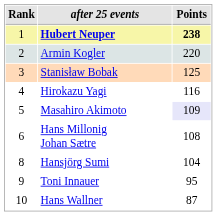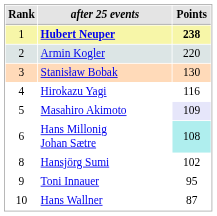(192, 72) 125 -> (192, 72) 130
(192, 136) no background -> (192, 136) paleturquoise background
(192, 162) 104 -> (192, 162) 102
